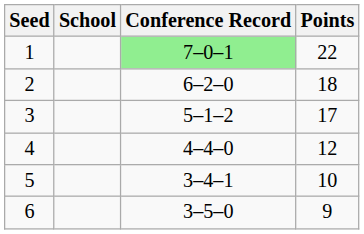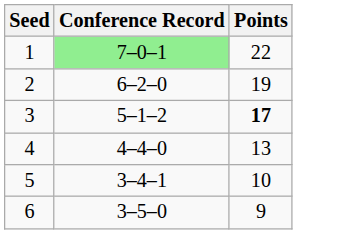- column: (87, 20)
(327, 84) 18 -> (261, 84) 19
(327, 116) normal -> (261, 116) bold
(327, 148) 12 -> (261, 148) 13
